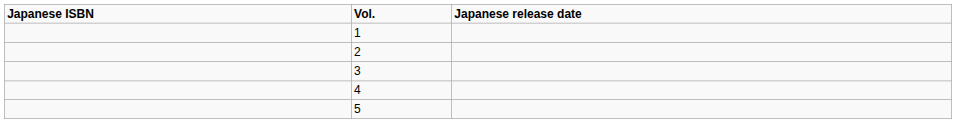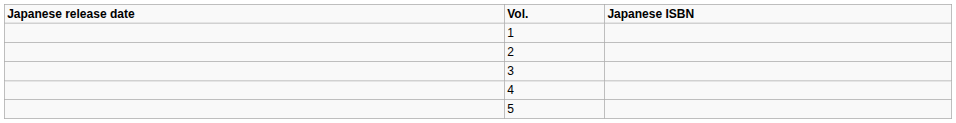columns swapped: (518, 14) <-> (50, 14)
